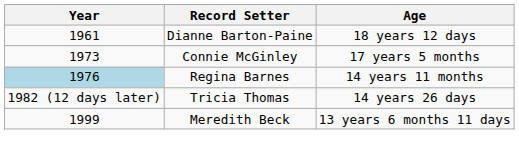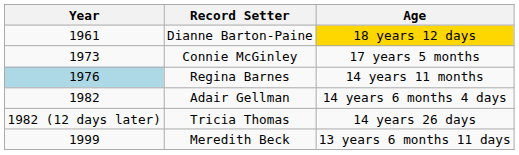(415, 36) no background -> (415, 36) gold background
+ row: (240, 98)
